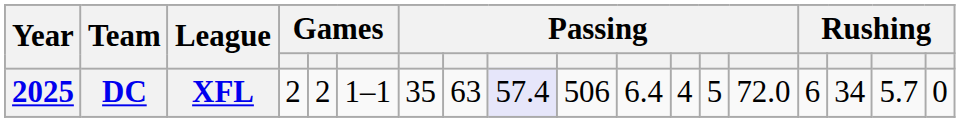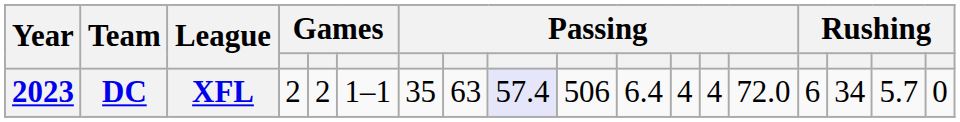(43, 92) 2025 -> (43, 92) 2023
(714, 92) 5 -> (714, 92) 4
